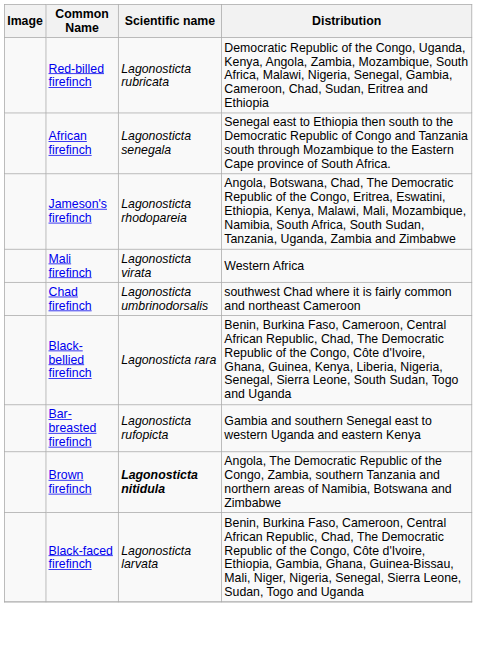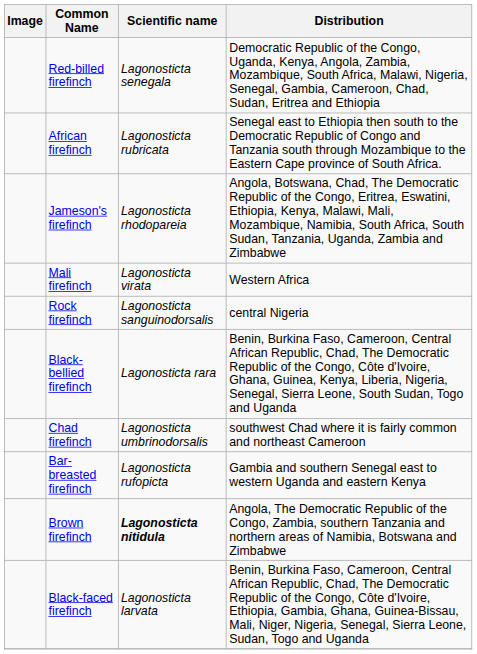(156, 75) Lagonosticta rubricata -> (156, 75) Lagonosticta senegala
(156, 143) Lagonosticta senegala -> (156, 143) Lagonosticta rubricata
+ row: (70, 312)
rows swapped: (70, 299) <-> (70, 360)
